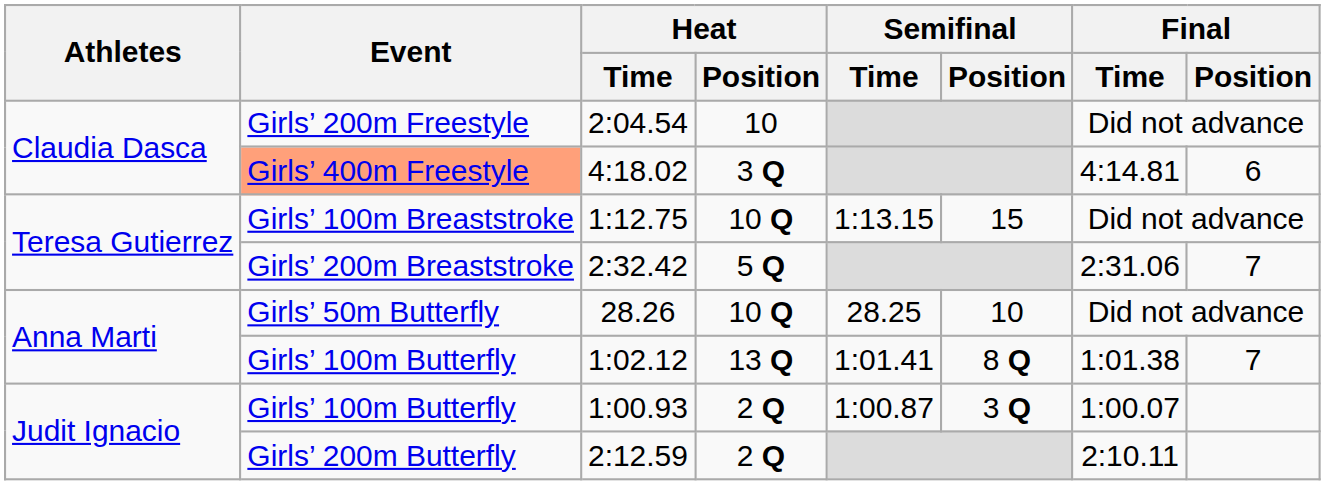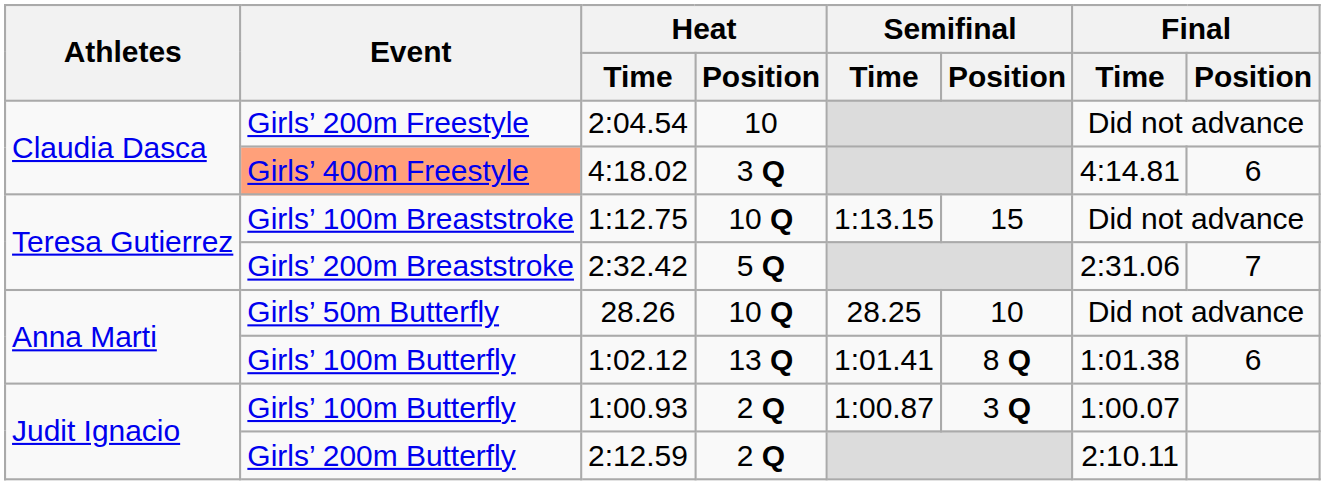(1253, 360) 7 -> (1253, 360) 6
